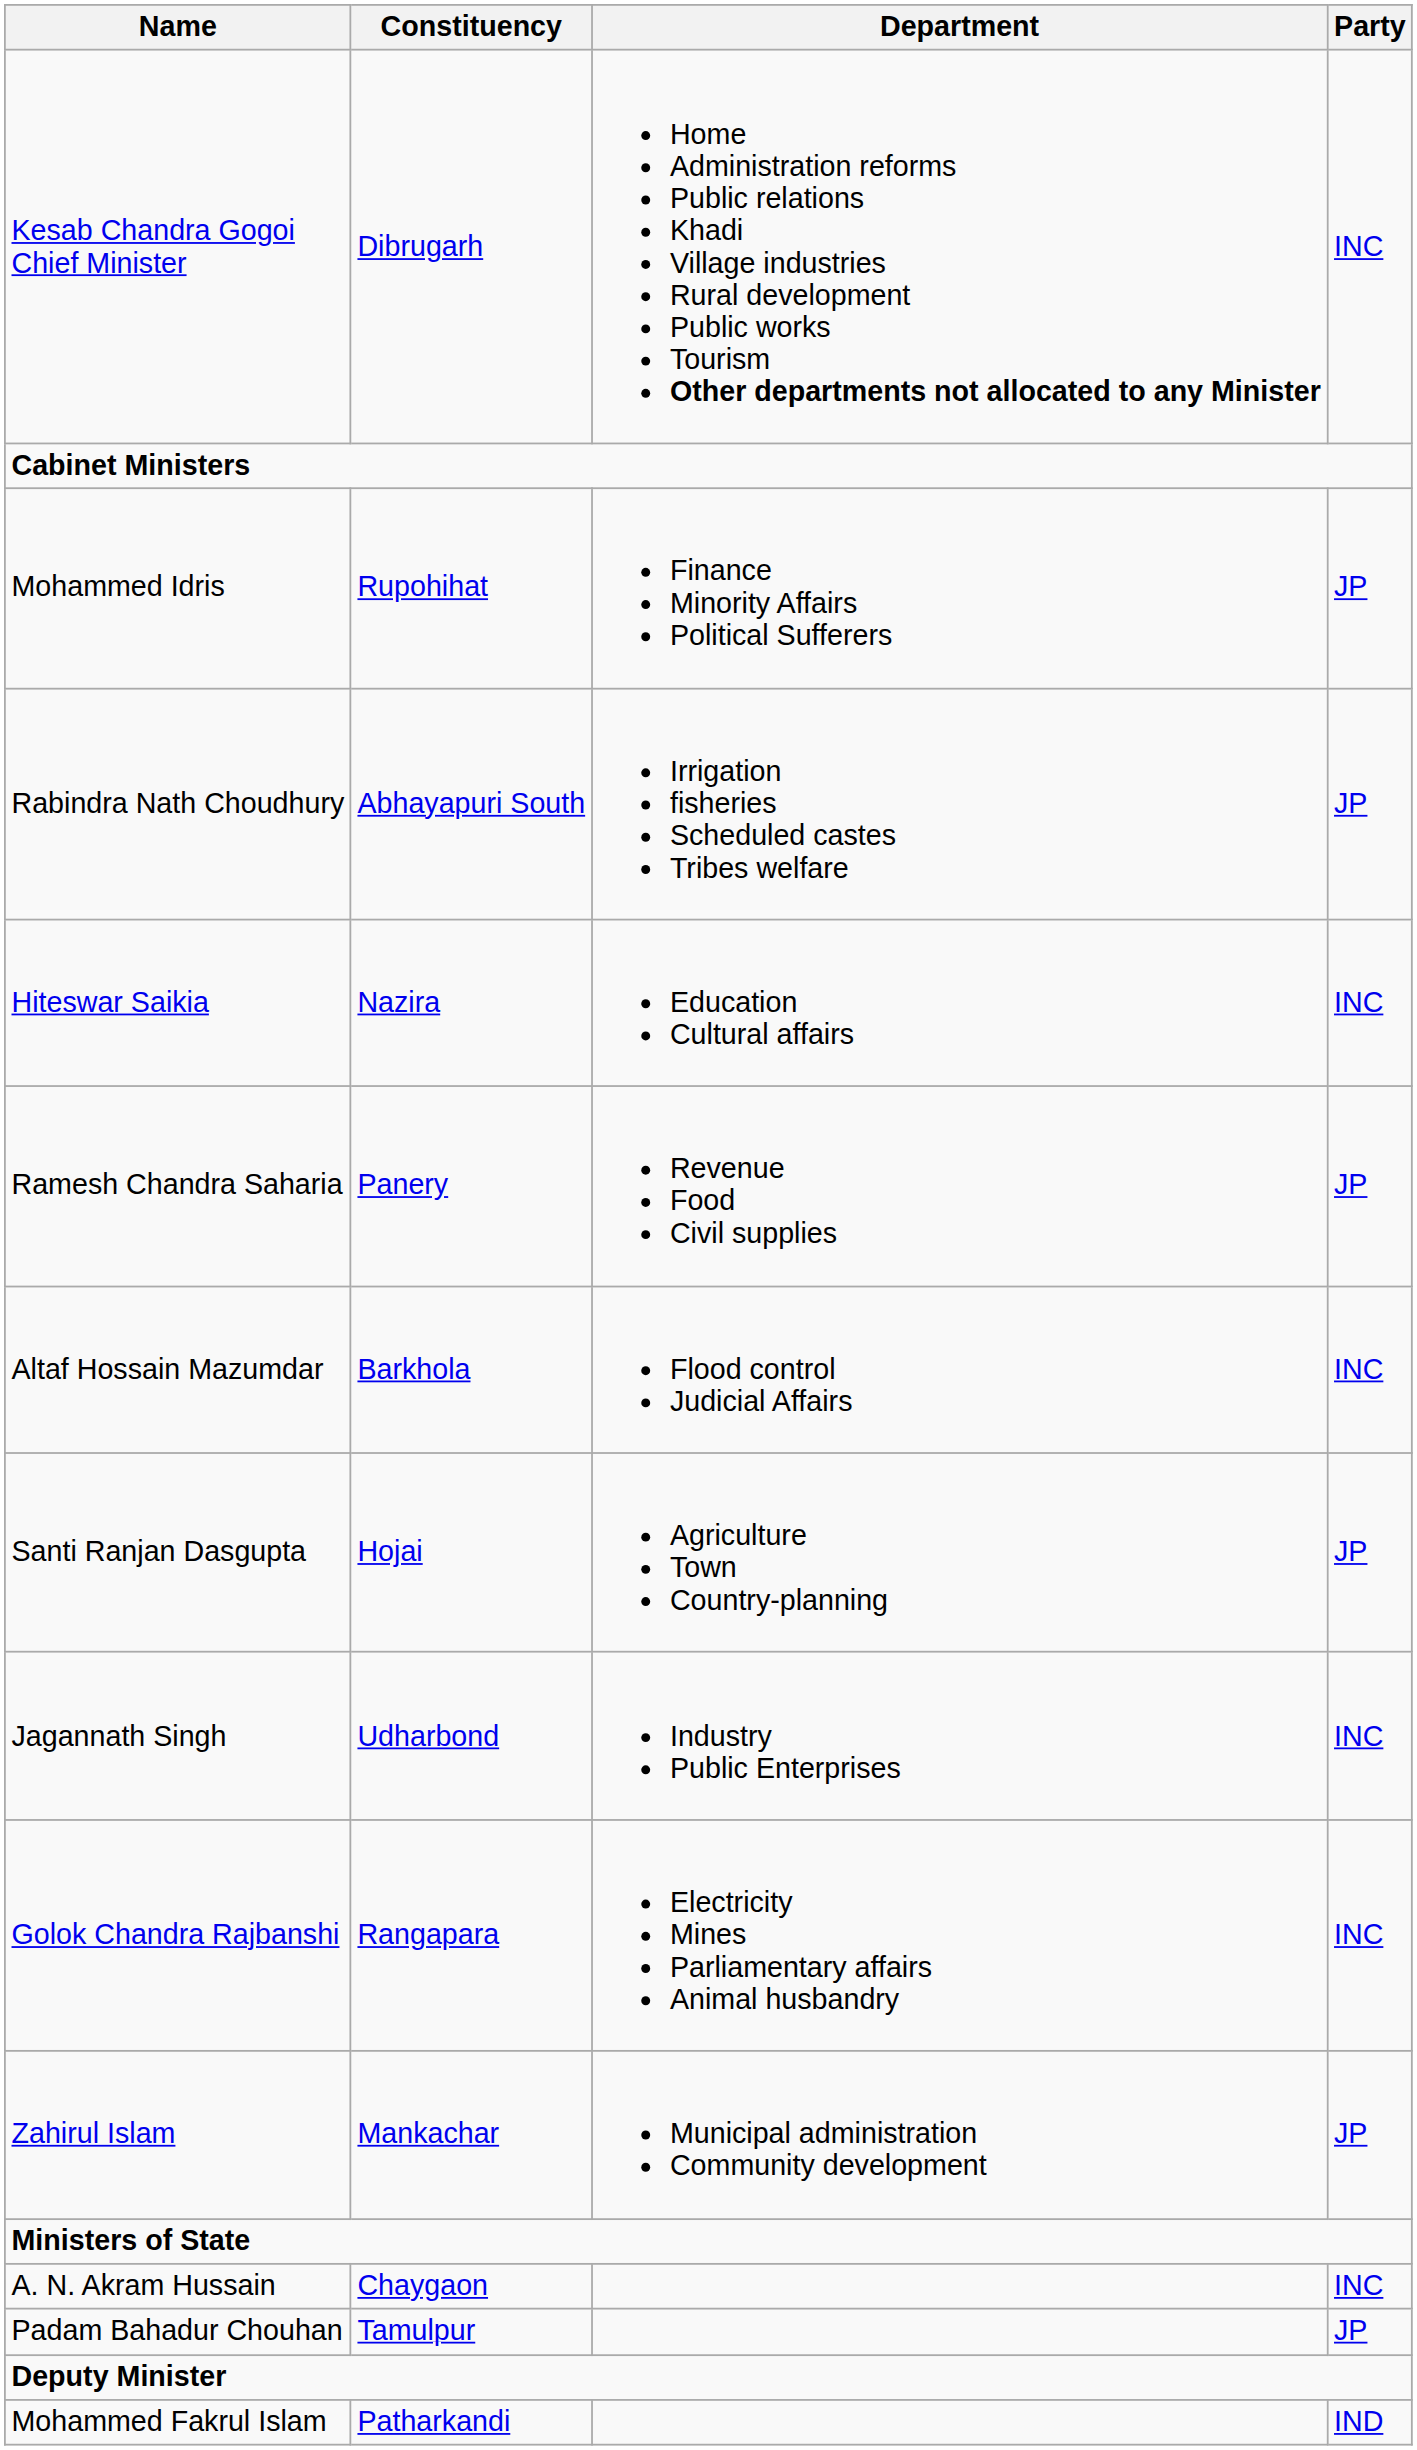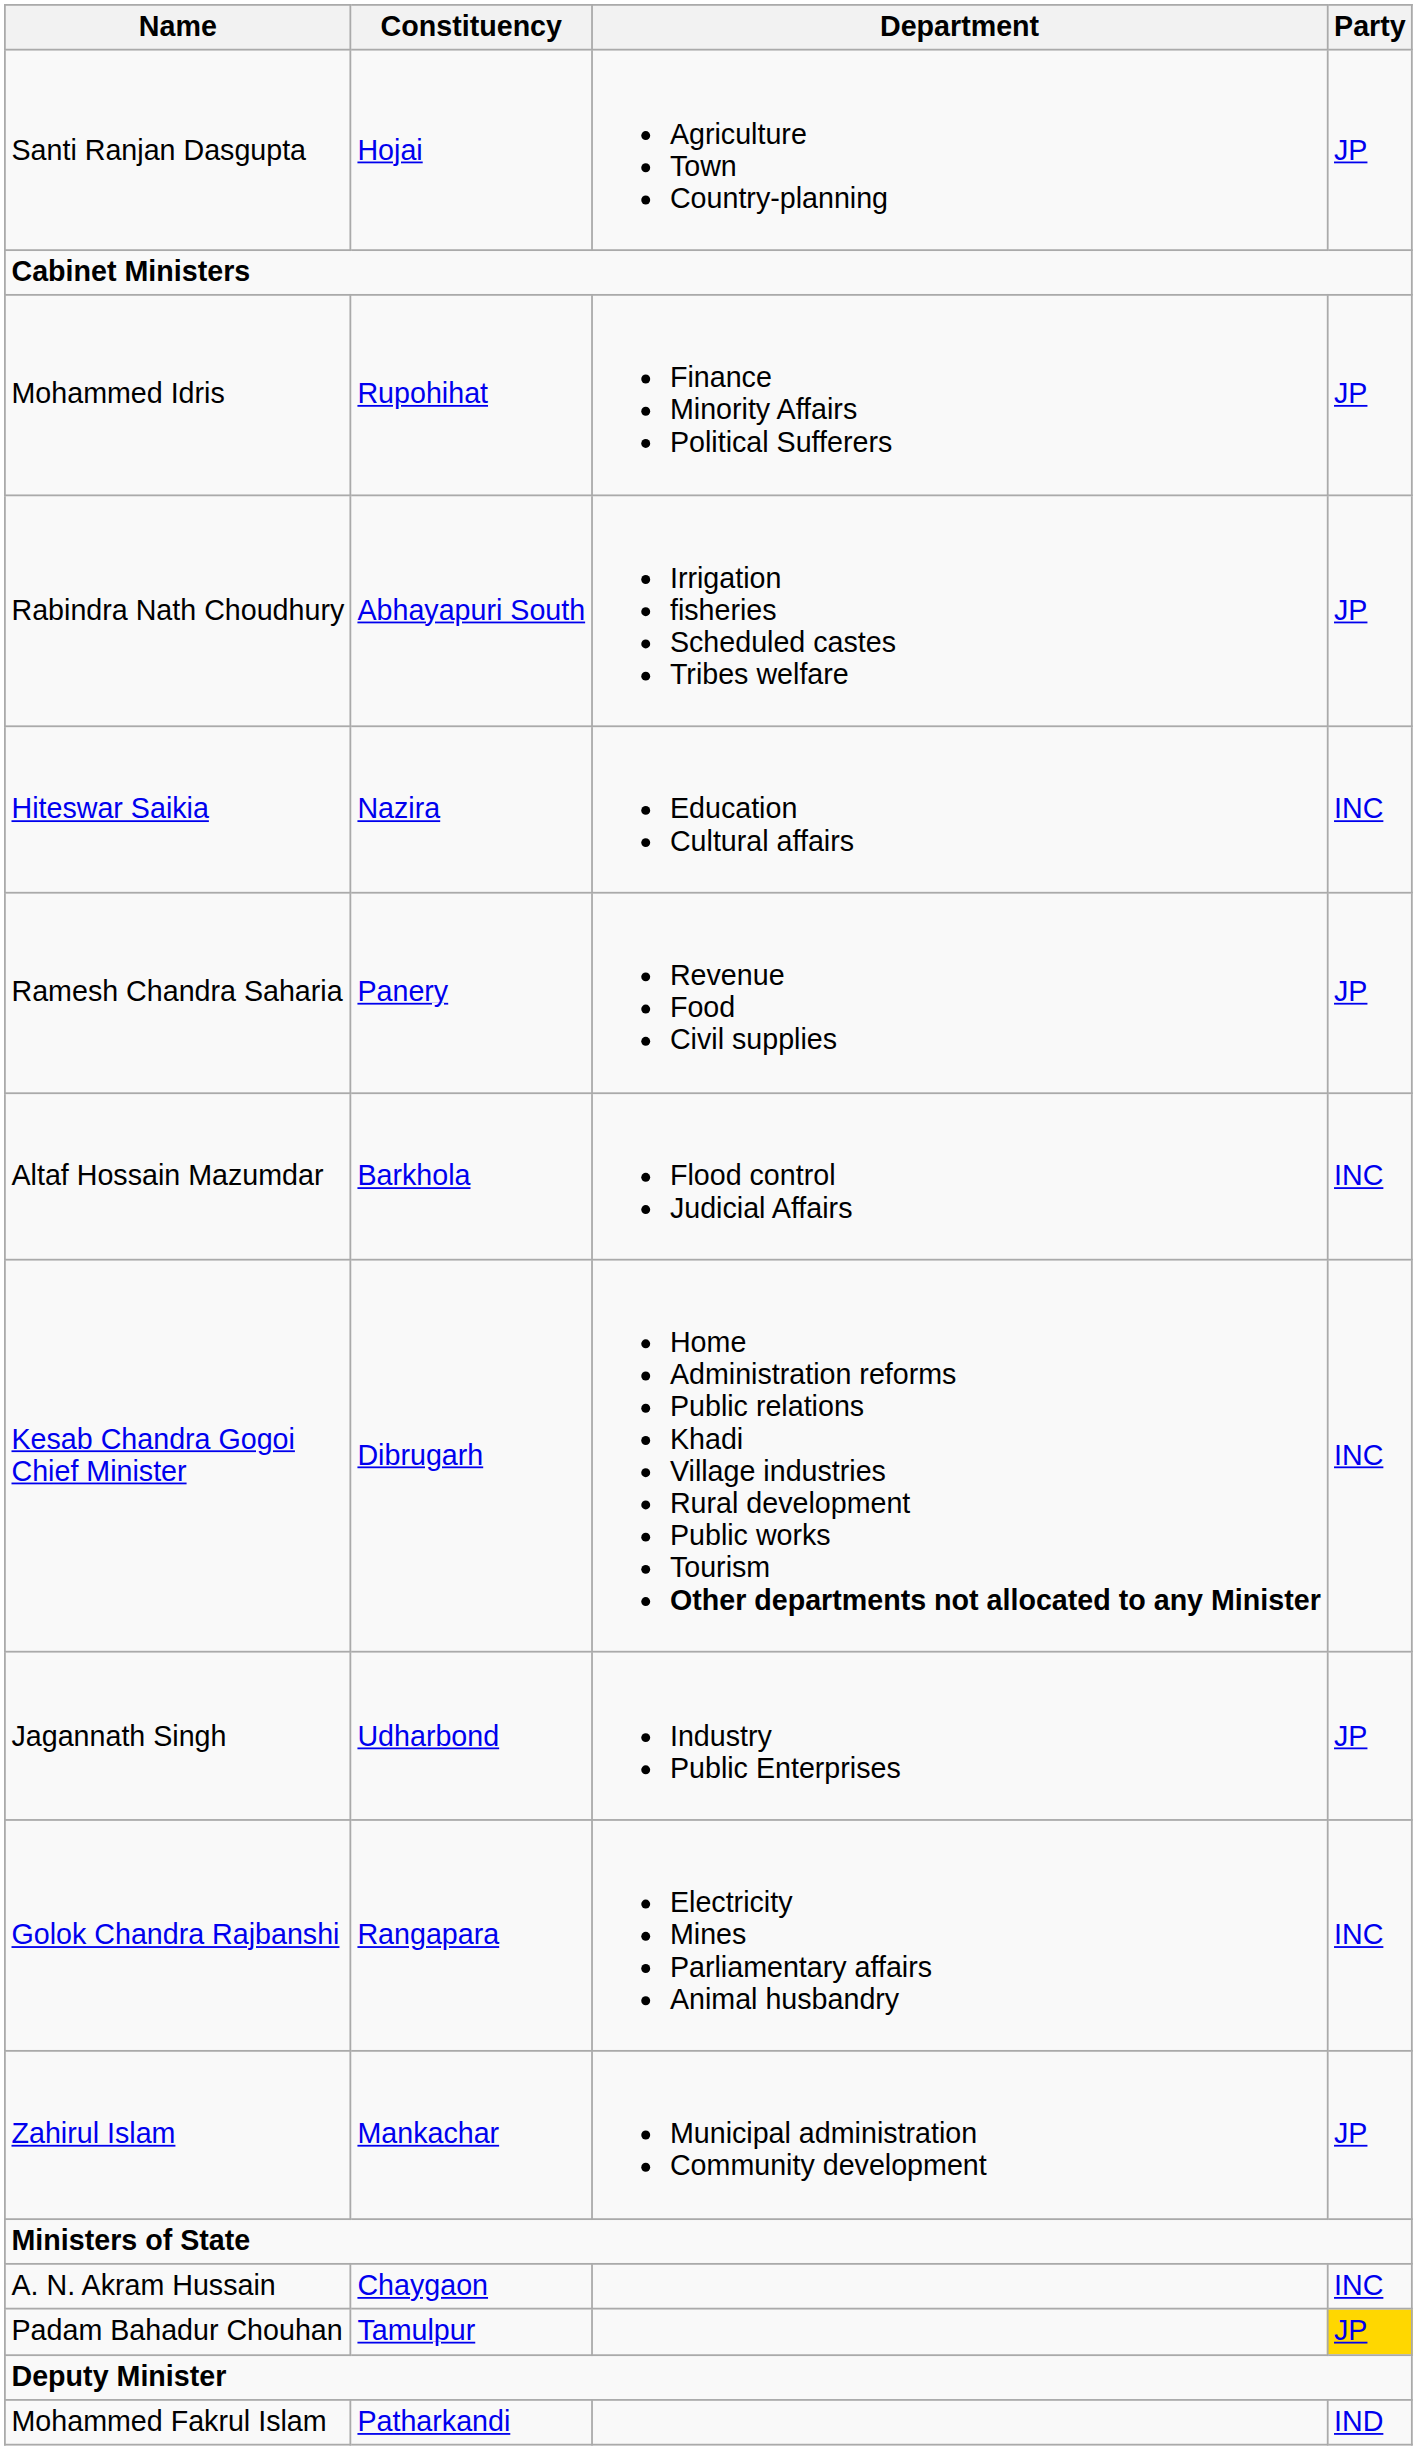rows swapped: (153, 246) <-> (159, 1552)
(1359, 1735) INC -> (1351, 1735) JP
(1351, 2331) no background -> (1351, 2331) gold background
